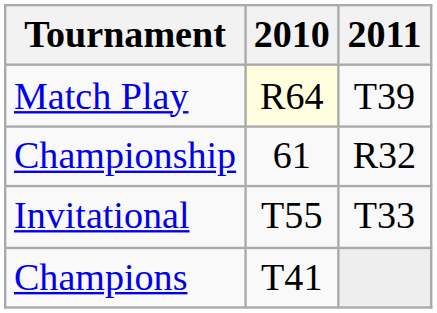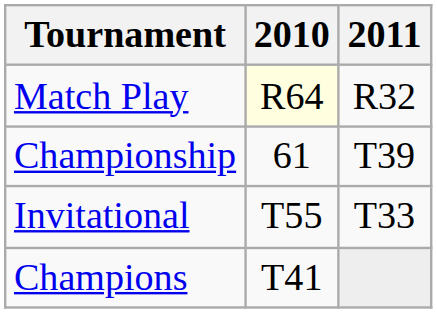(384, 95) T39 -> (384, 95) R32
(384, 155) R32 -> (384, 155) T39
